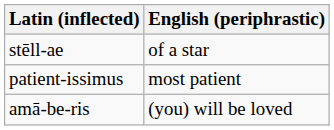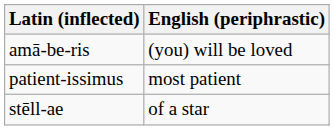rows swapped: (36, 49) <-> (49, 109)
